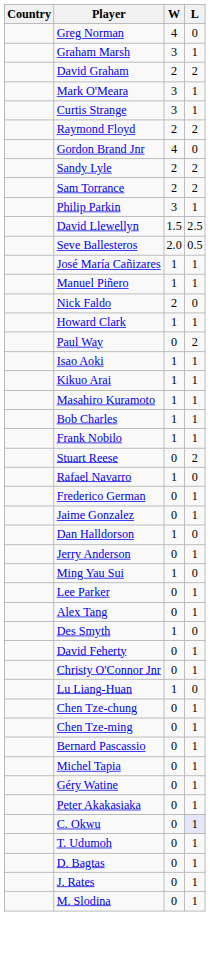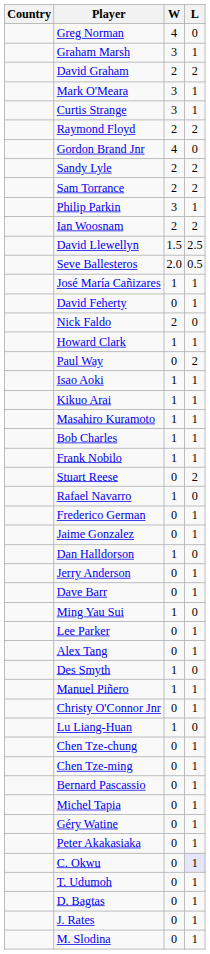+ row: (90, 226)
rows swapped: (93, 284) <-> (92, 650)
+ row: (82, 592)
